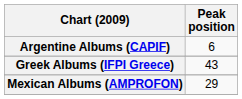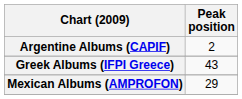(212, 46) 6 -> (212, 46) 2
